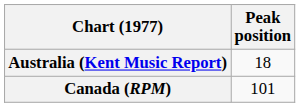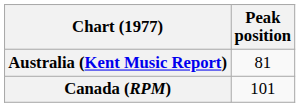(263, 62) 18 -> (263, 62) 81
